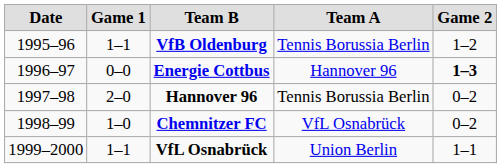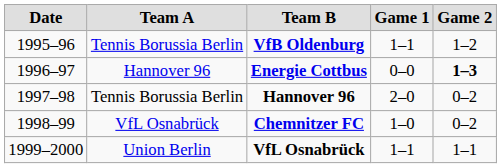columns swapped: (353, 17) <-> (118, 17)
